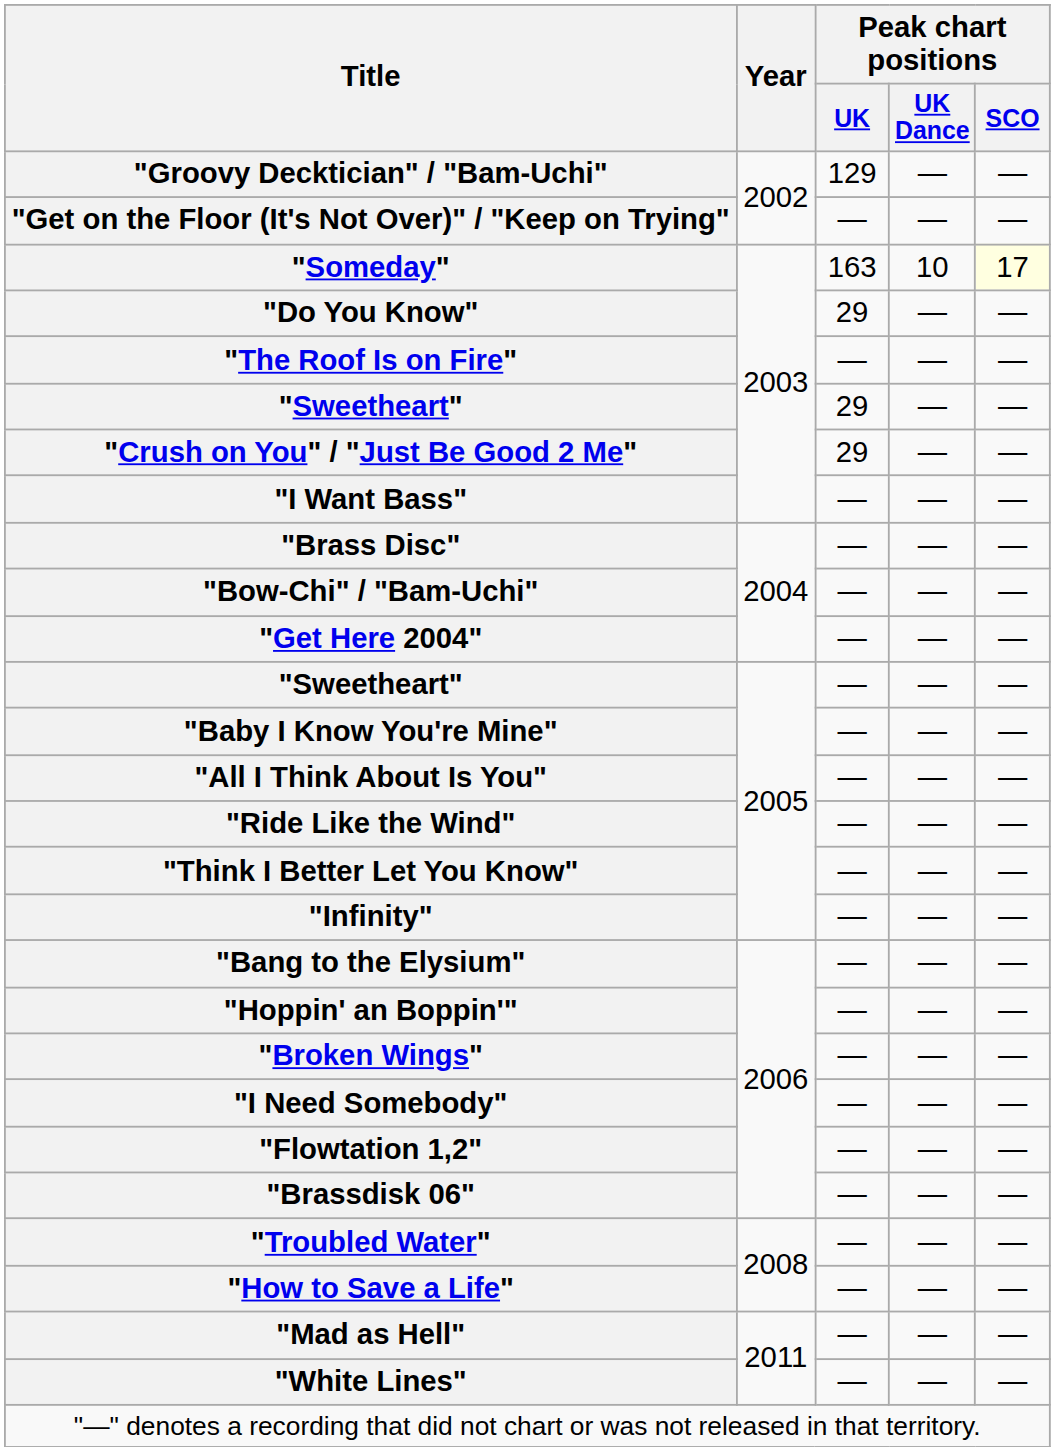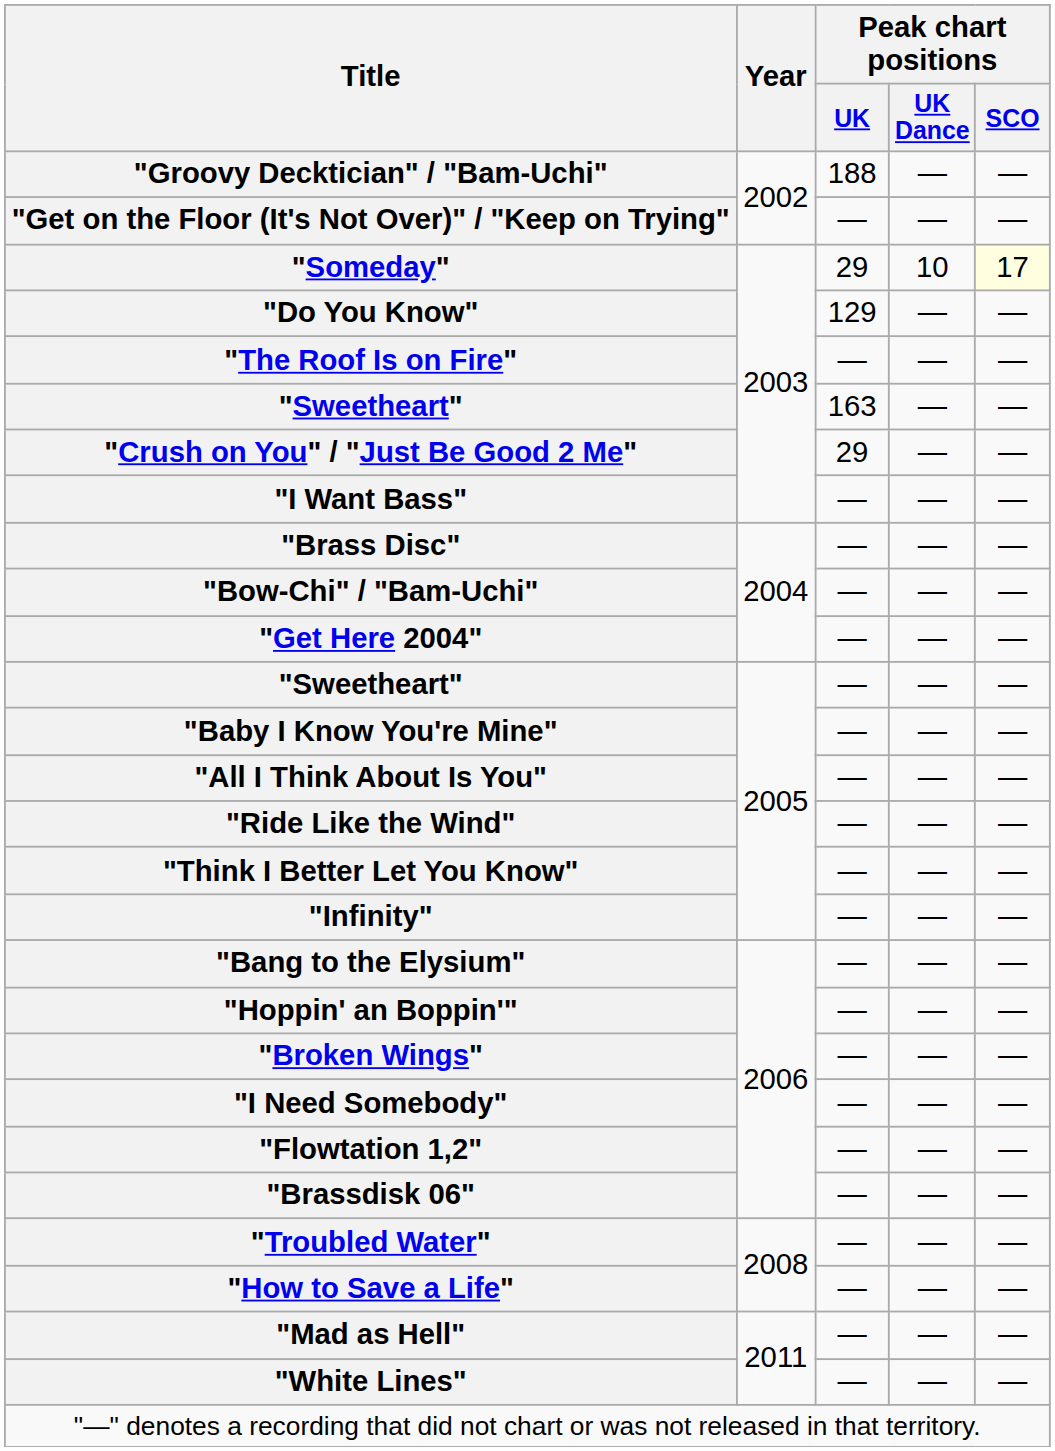(852, 173) 129 -> (852, 173) 188
(852, 266) 163 -> (852, 266) 29
(852, 313) 29 -> (852, 313) 129
(852, 405) 29 -> (852, 405) 163
